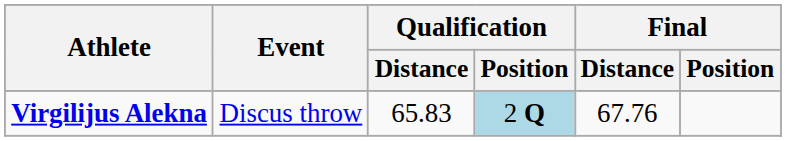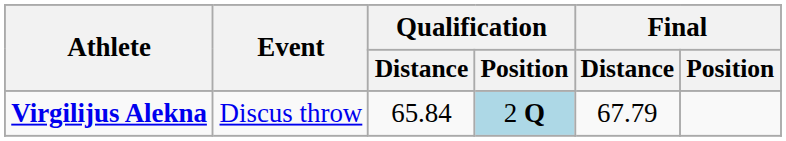(421, 113) 65.83 -> (421, 113) 65.84
(627, 113) 67.76 -> (627, 113) 67.79
